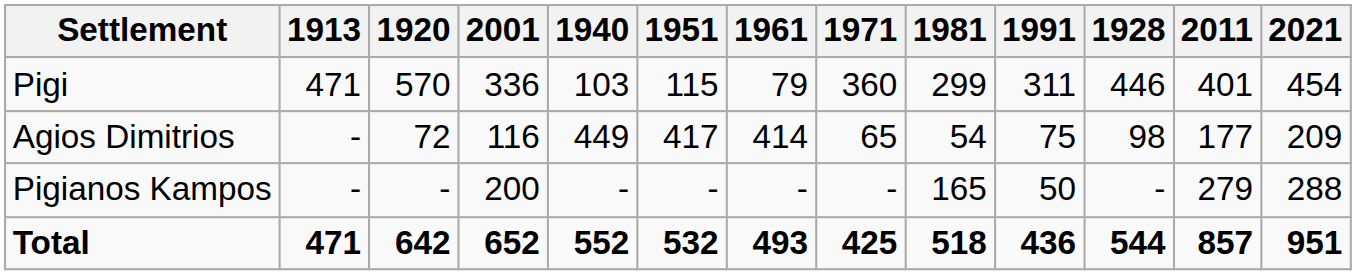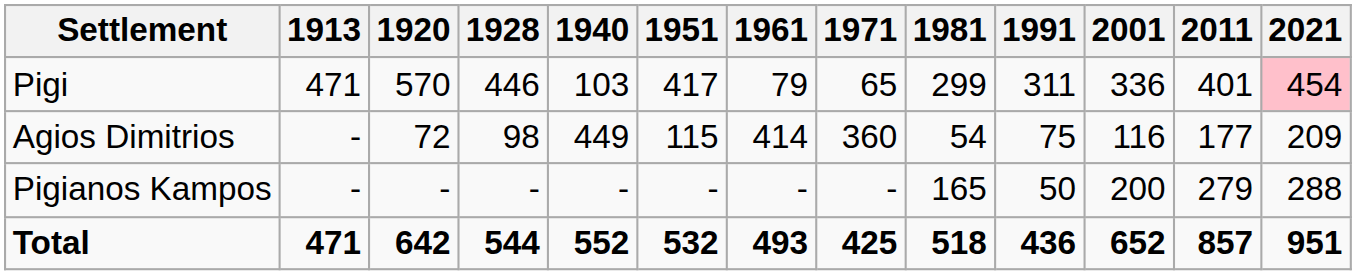columns swapped: (1128, 30) <-> (503, 30)
(692, 83) 115 -> (691, 83) 417
(870, 83) 360 -> (879, 83) 65
(1315, 83) no background -> (1315, 83) pink background
(691, 136) 417 -> (692, 136) 115
(879, 136) 65 -> (870, 136) 360
